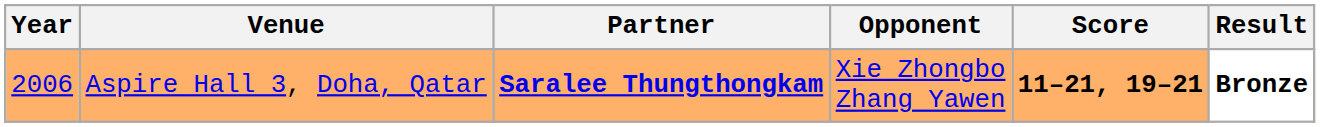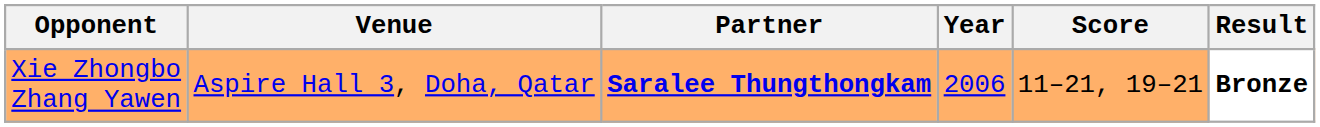columns swapped: (42, 26) <-> (921, 26)
(1110, 85) bold -> (1110, 85) normal
